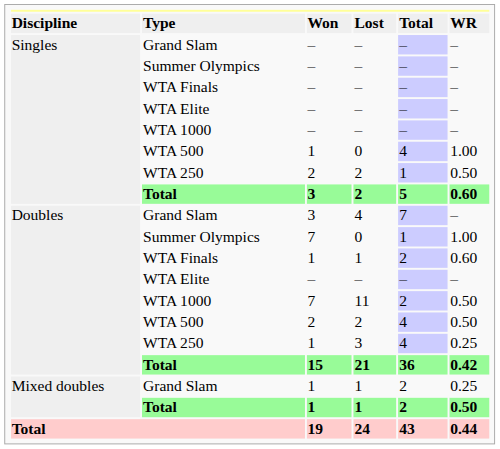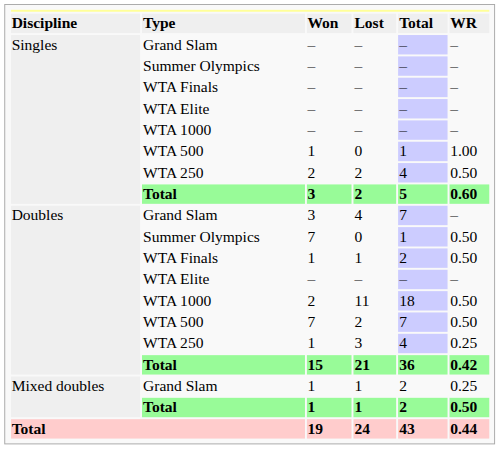(403, 151) 4 -> (403, 151) 1
(403, 172) 1 -> (403, 172) 4
(464, 236) 1.00 -> (464, 236) 0.50
(464, 258) 0.60 -> (464, 258) 0.50
(311, 301) 7 -> (311, 301) 2
(403, 301) 2 -> (407, 301) 18
(311, 322) 2 -> (311, 322) 7
(403, 322) 4 -> (403, 322) 7
